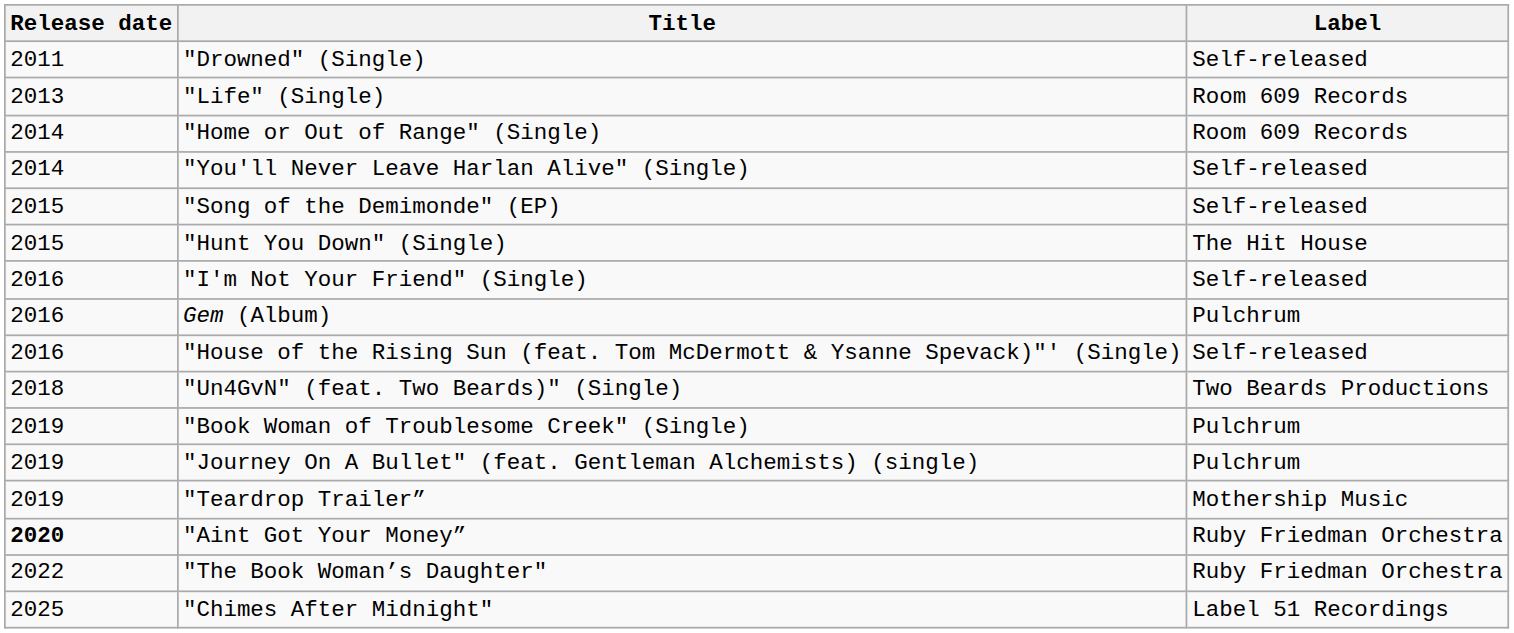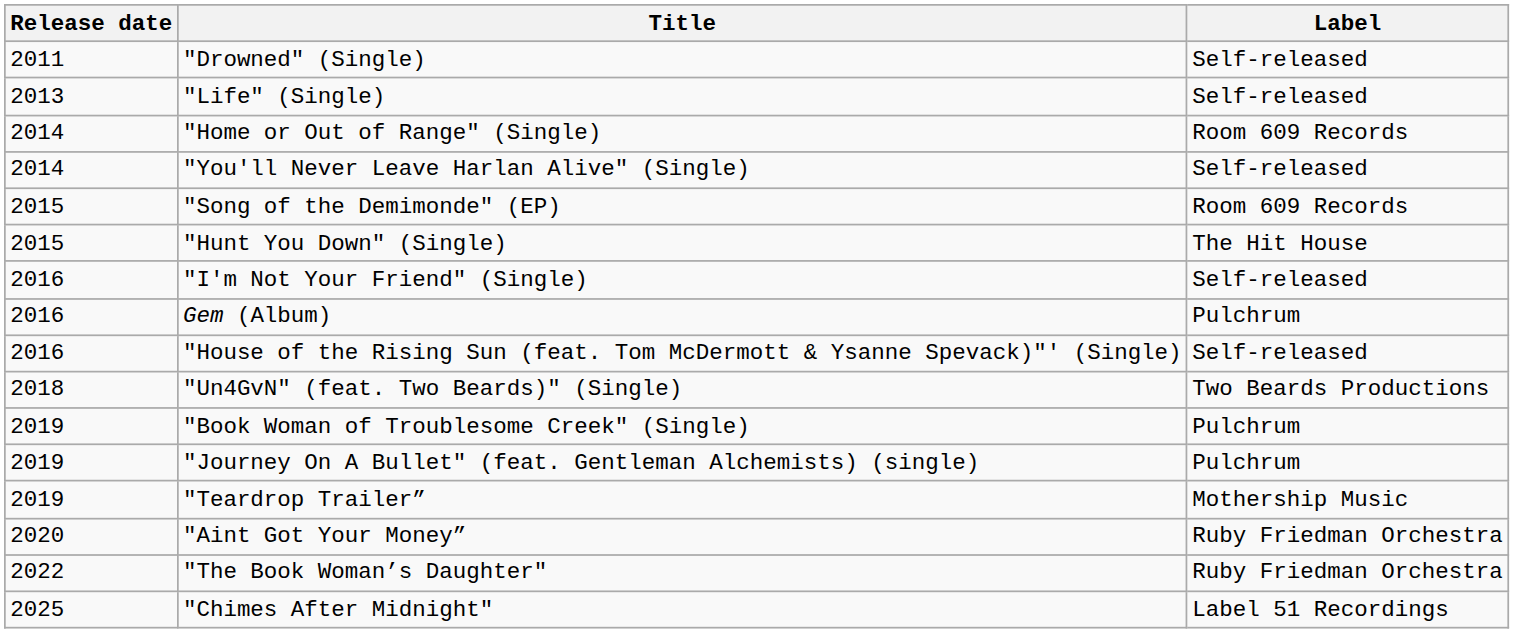(1300, 97) Room 609 Records -> (1280, 97) Self-released
(1280, 206) Self-released -> (1300, 206) Room 609 Records
(37, 536) bold -> (37, 536) normal
